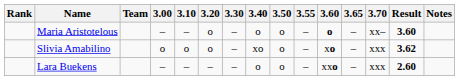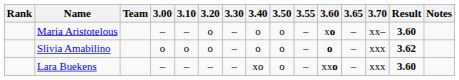(330, 31) o -> (330, 31) xo
(258, 49) xo -> (258, 49) o
(330, 49) xo -> (330, 49) o
(258, 66) o -> (258, 66) xo
(407, 66) 2.60 -> (407, 66) 3.60
